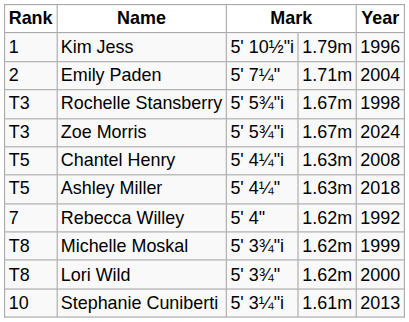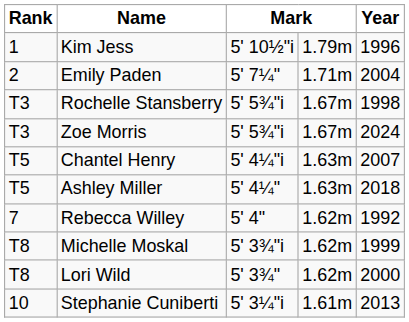(380, 160) 2008 -> (380, 160) 2007
